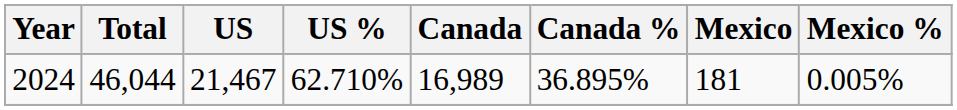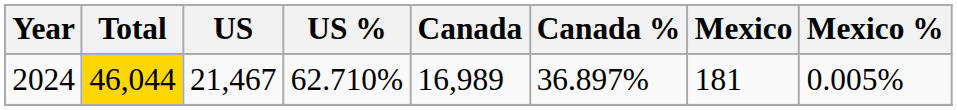(133, 79) no background -> (133, 79) gold background
(593, 79) 36.895% -> (593, 79) 36.897%
